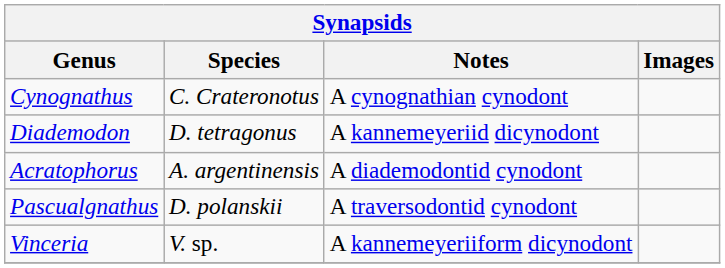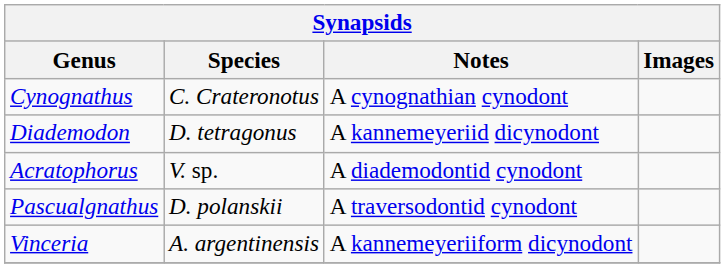(244, 170) A. argentinensis -> (194, 170) V. sp.
(194, 243) V. sp. -> (244, 243) A. argentinensis
